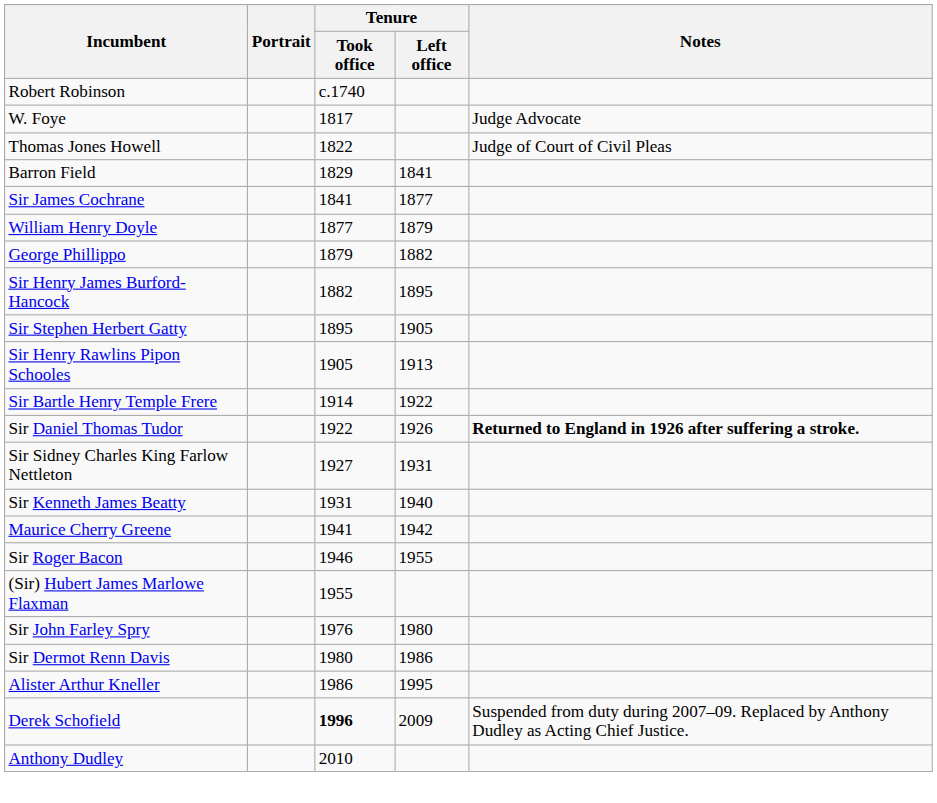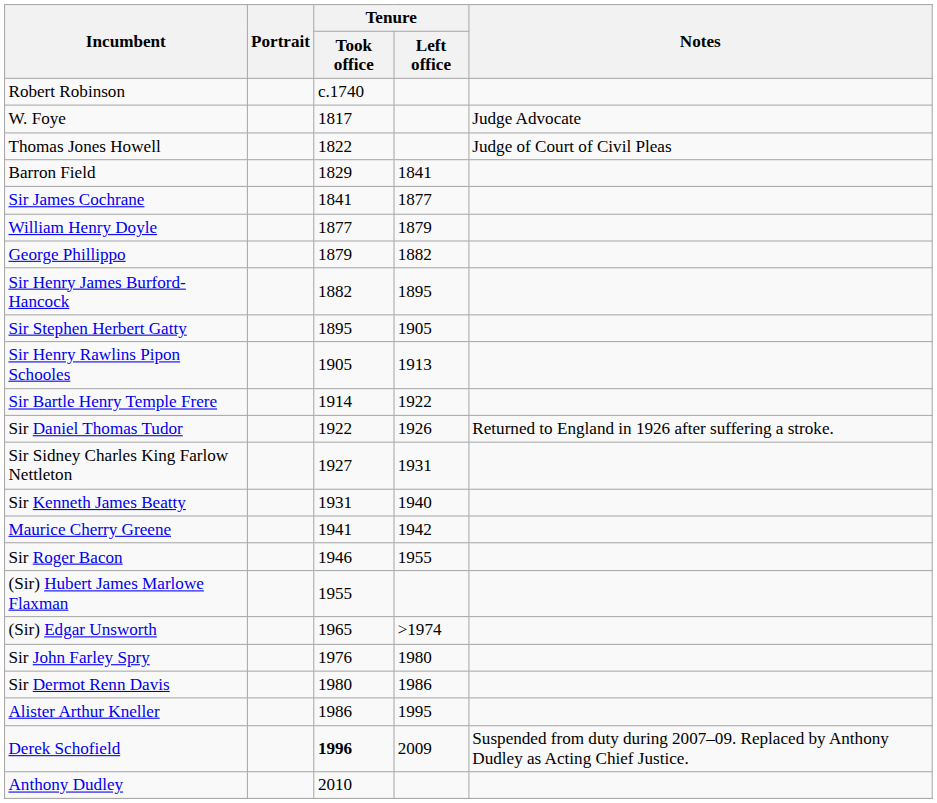(666, 428) bold -> (653, 428) normal
+ row: (83, 630)
